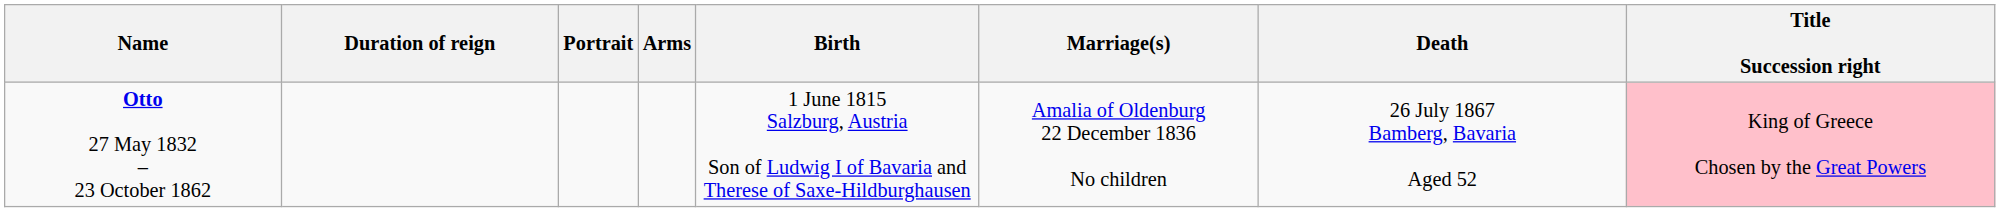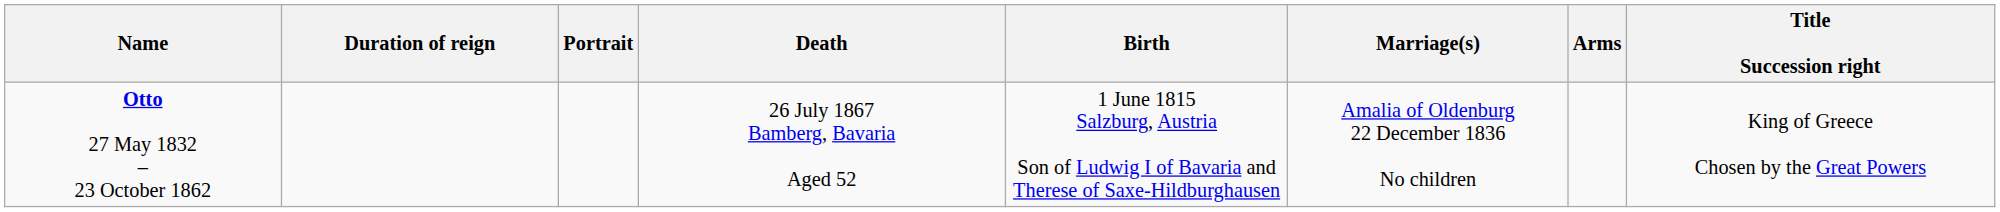columns swapped: (667, 43) <-> (1442, 43)
(1810, 144) pink background -> (1810, 144) no background
